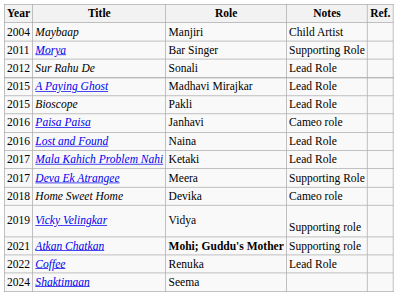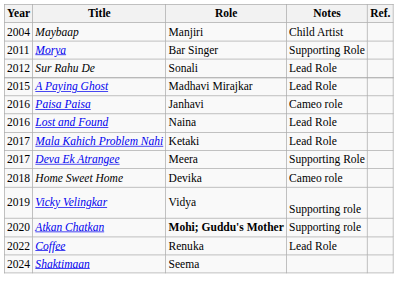- row: (56, 104)
(19, 245) 2021 -> (19, 227) 2020
